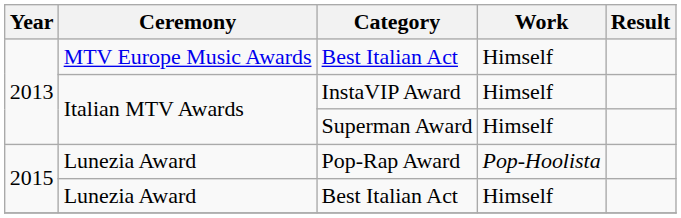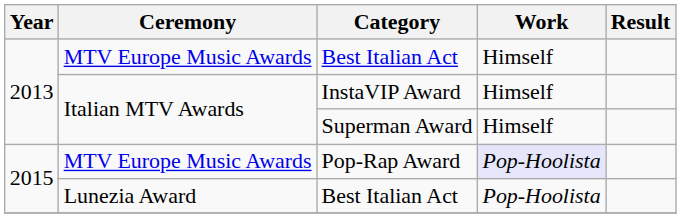(130, 160) Lunezia Award -> (188, 160) MTV Europe Music Awards
(542, 160) no background -> (542, 160) lavender background
(518, 195) Himself -> (542, 195) Pop-Hoolista
